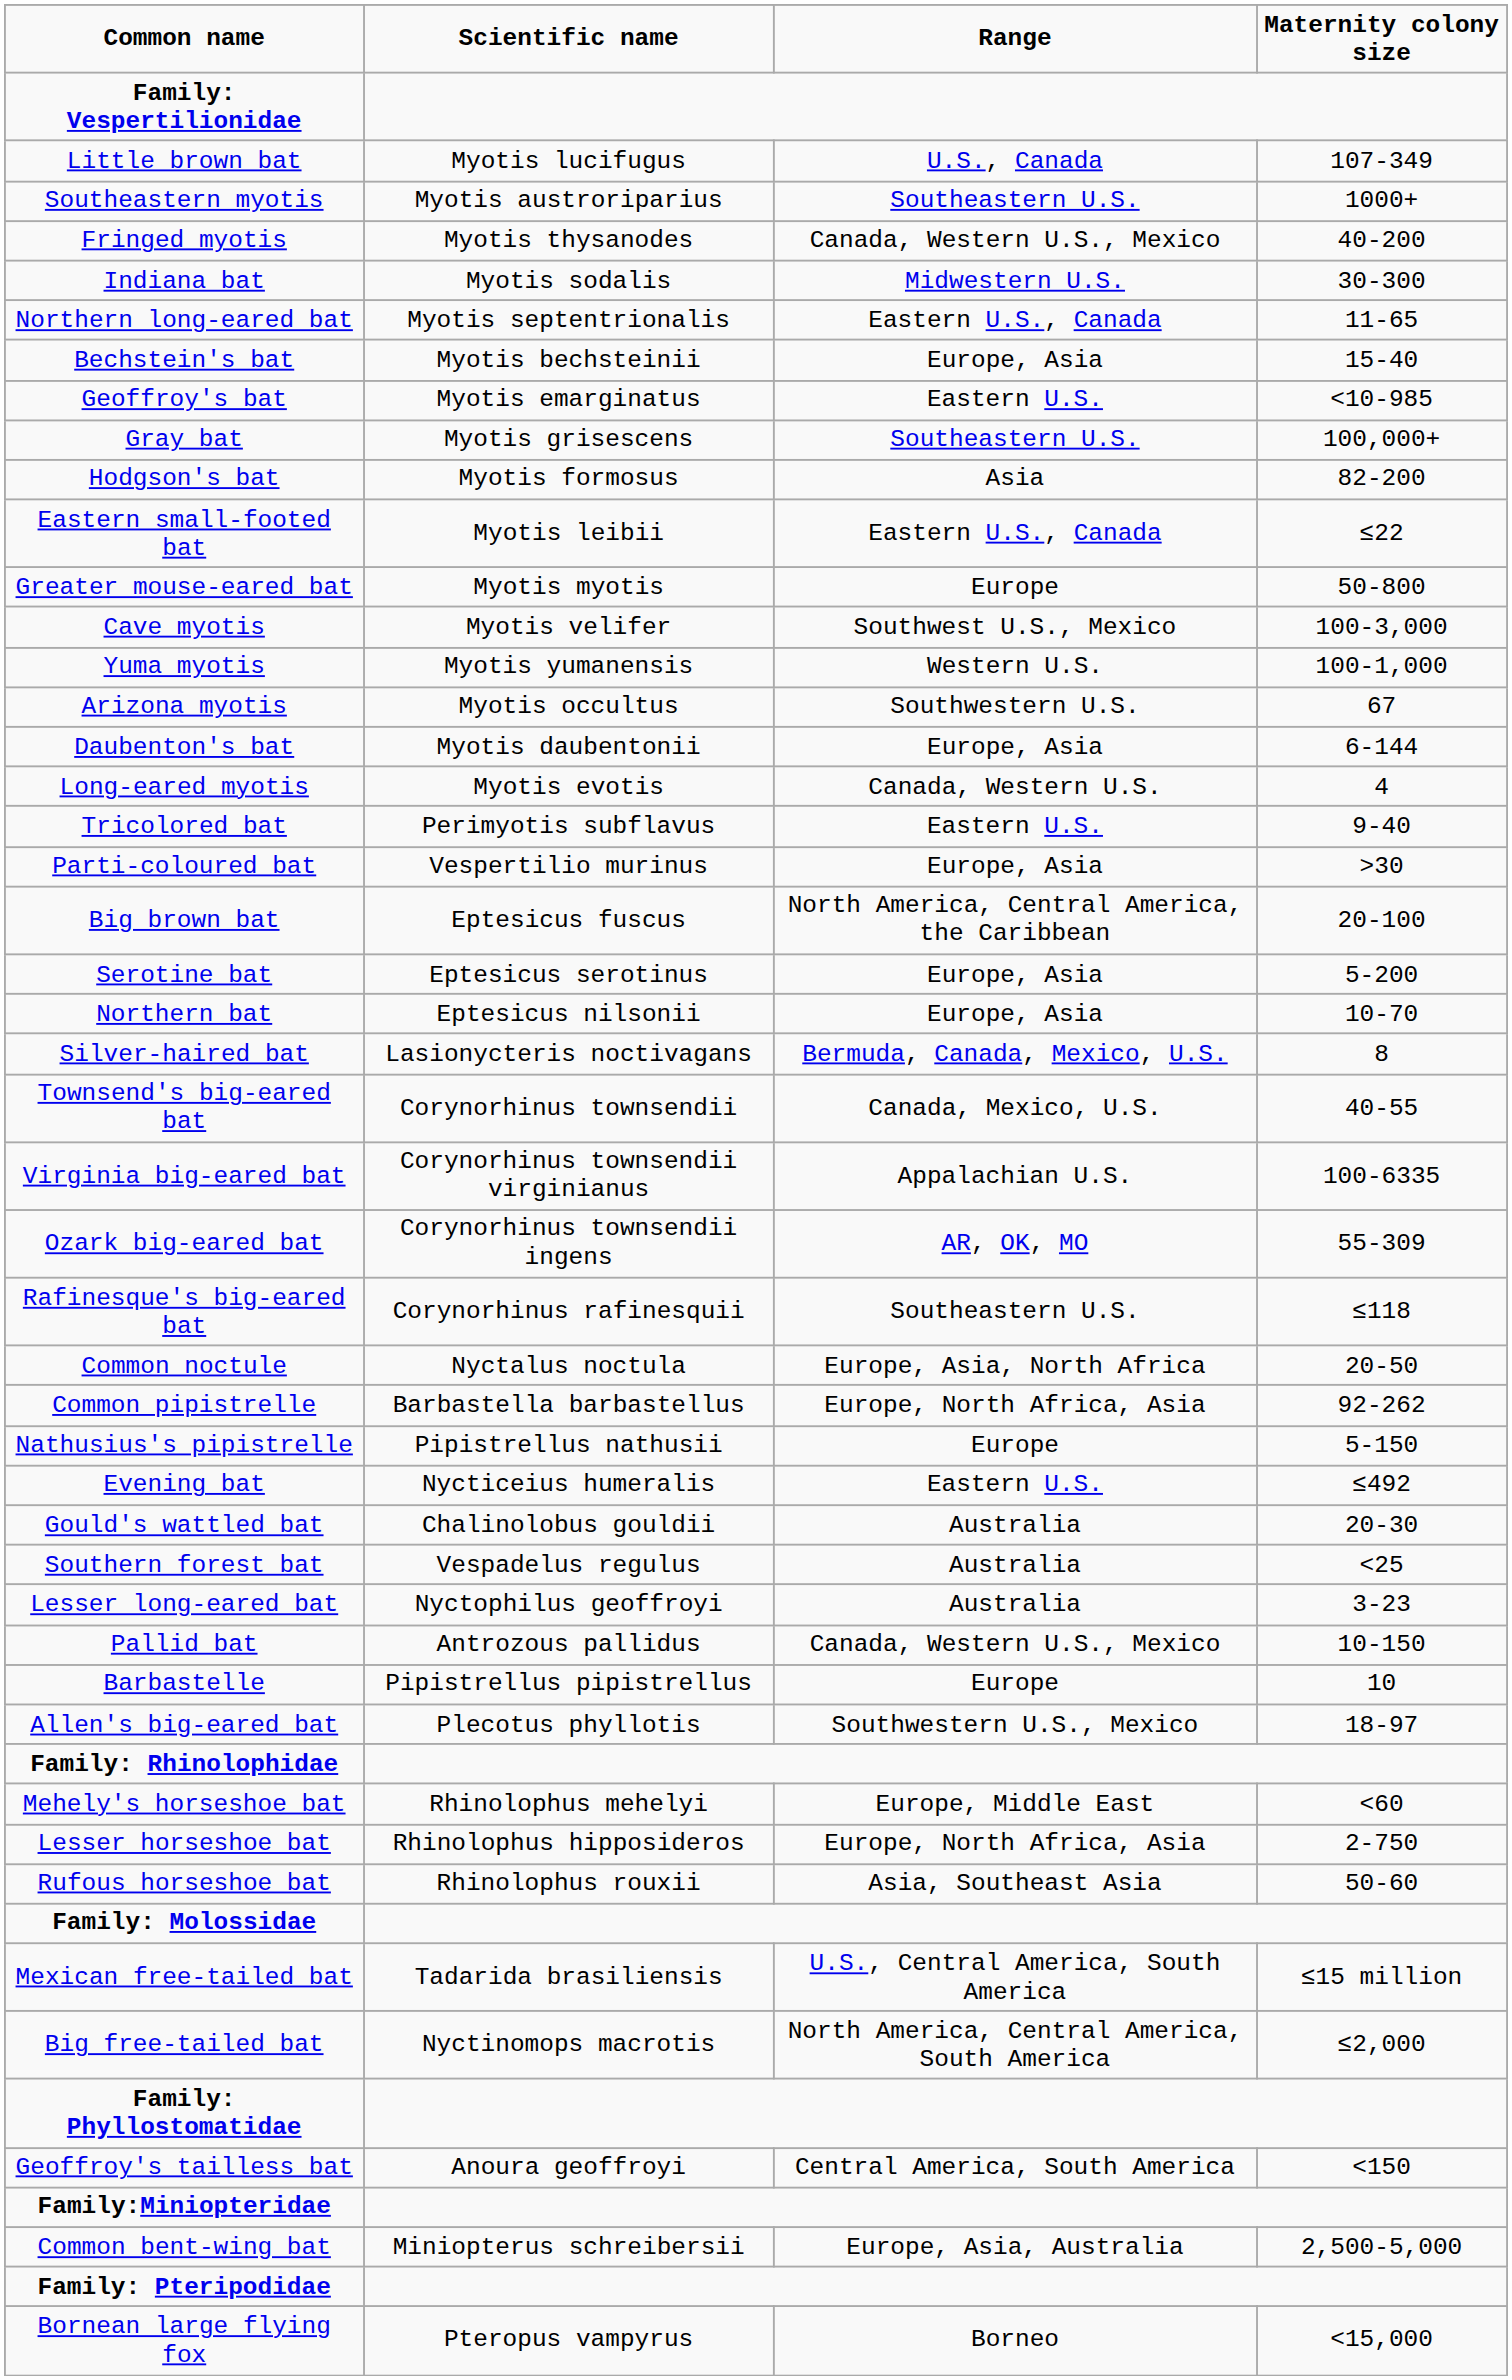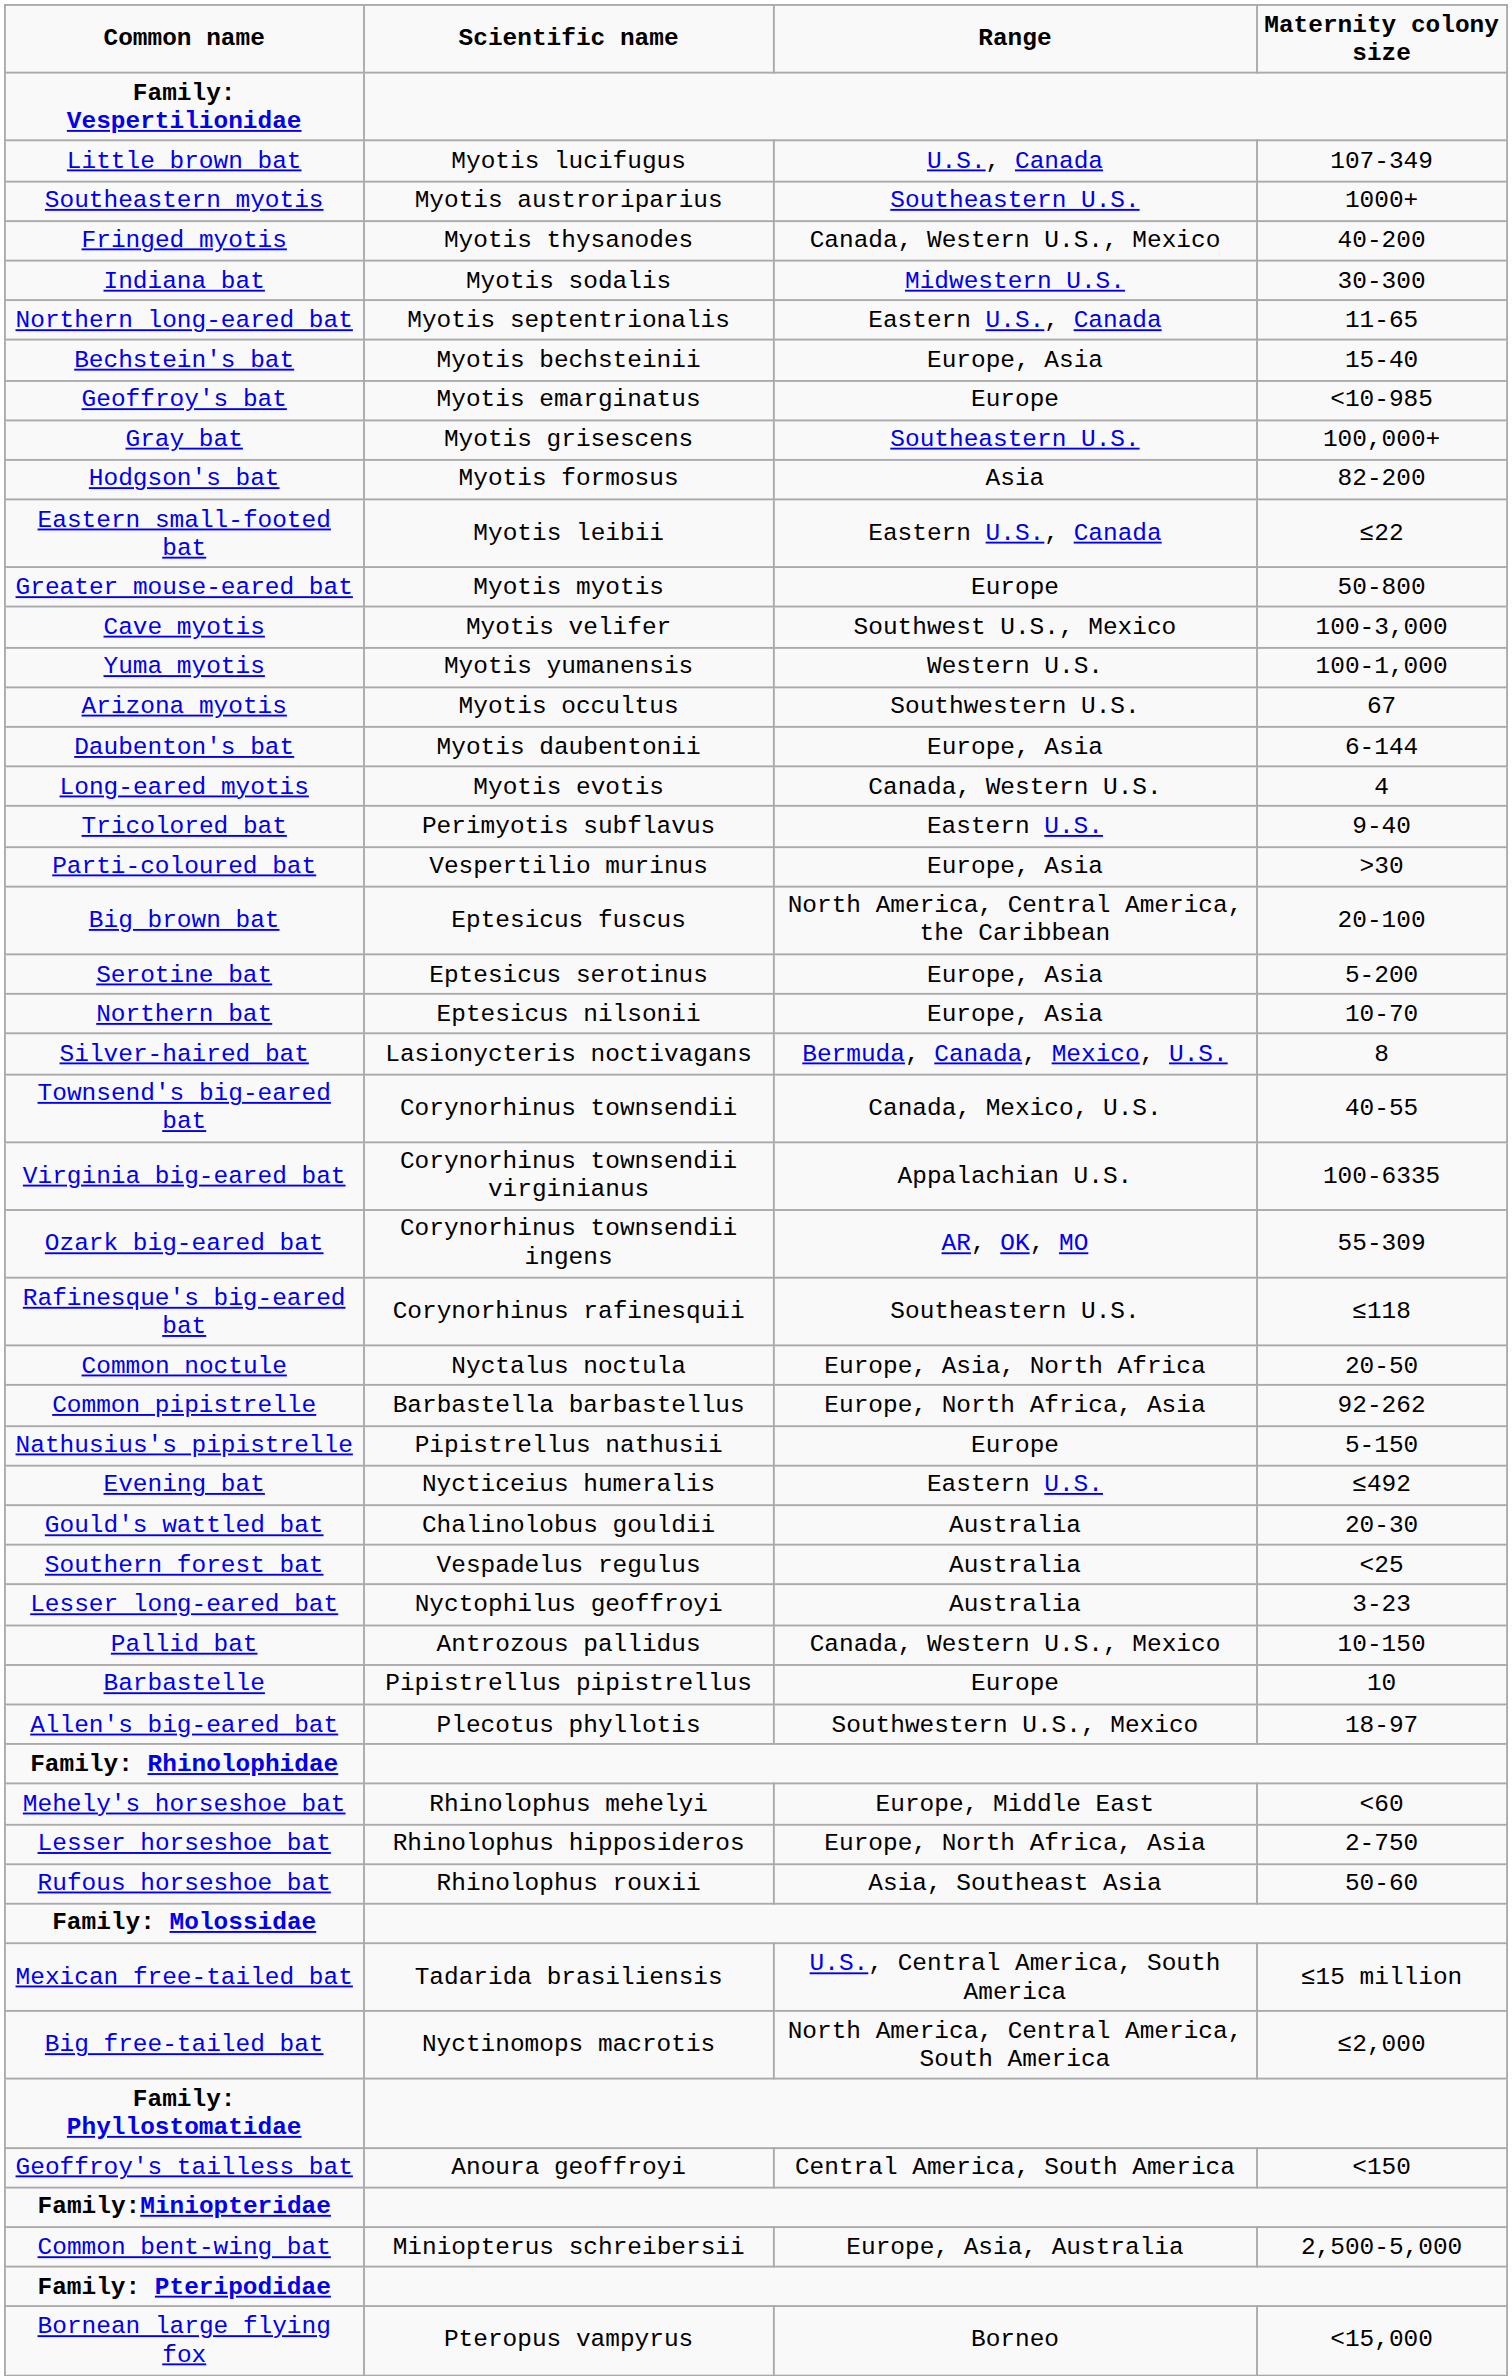(1015, 400) Eastern U.S. -> (1015, 400) Europe
